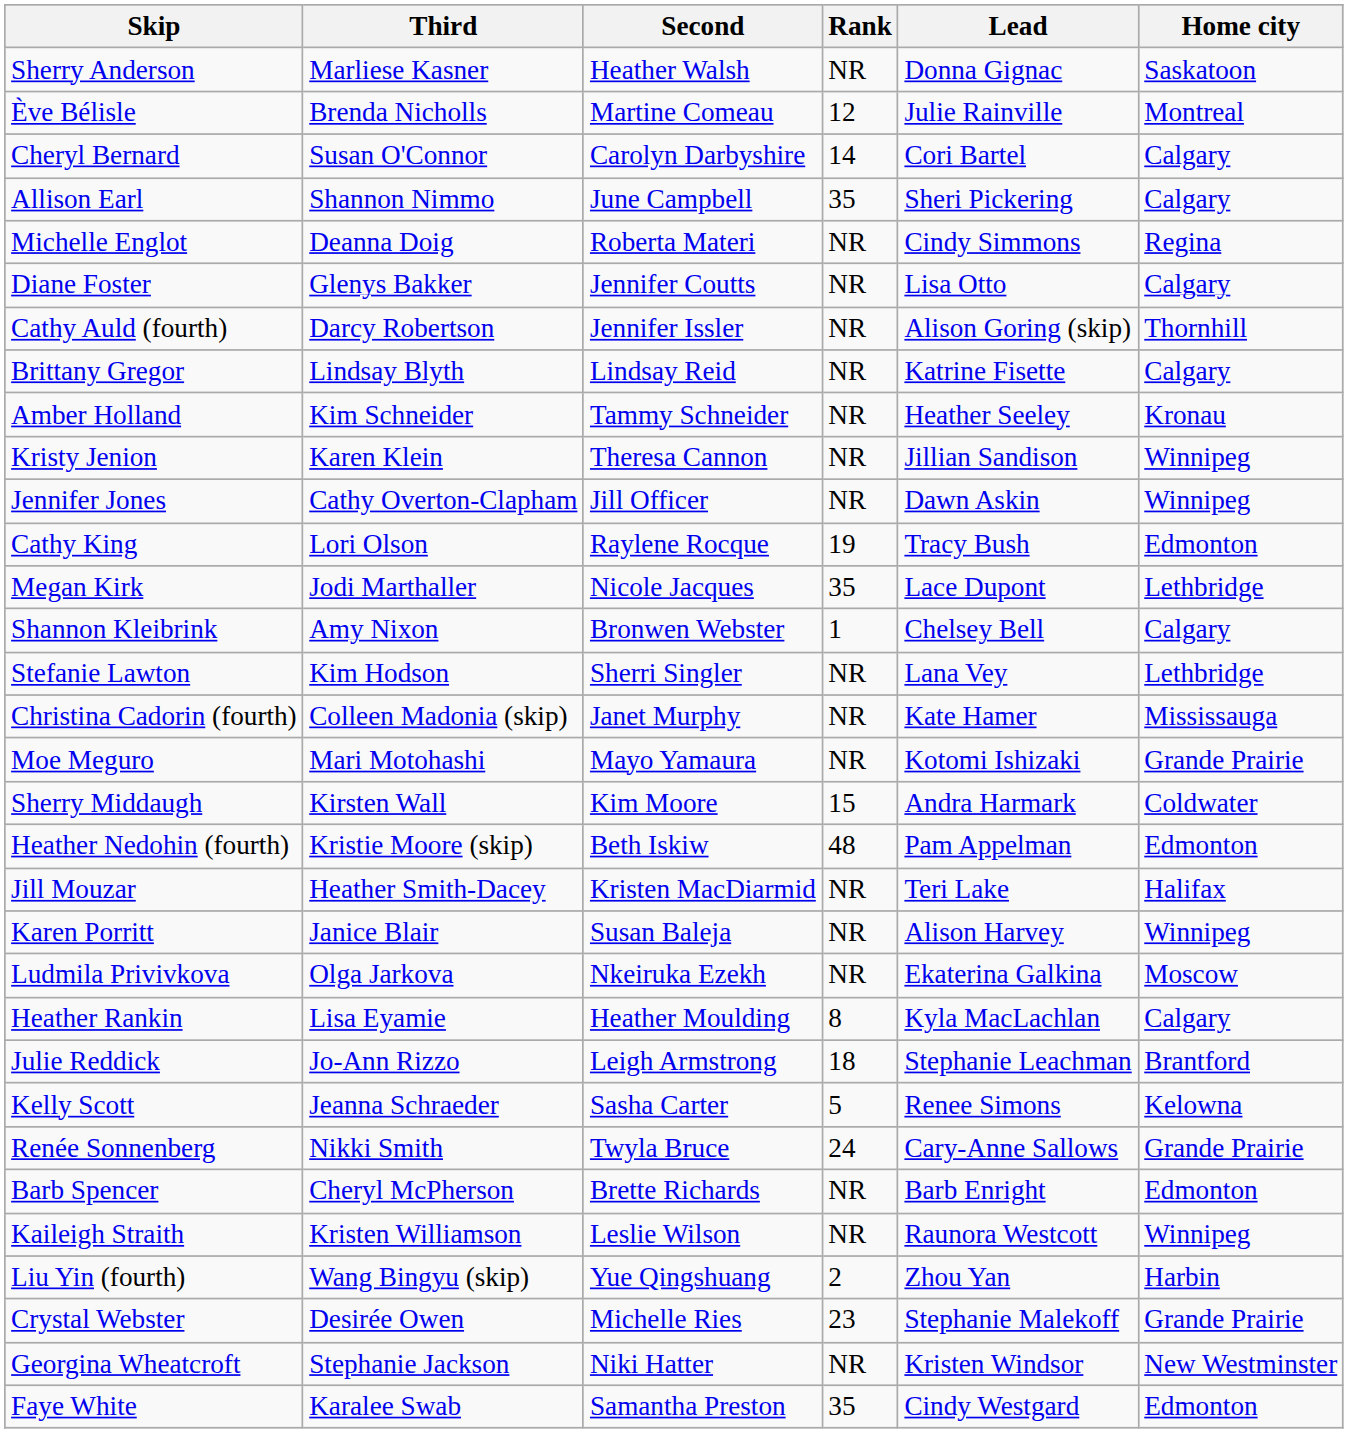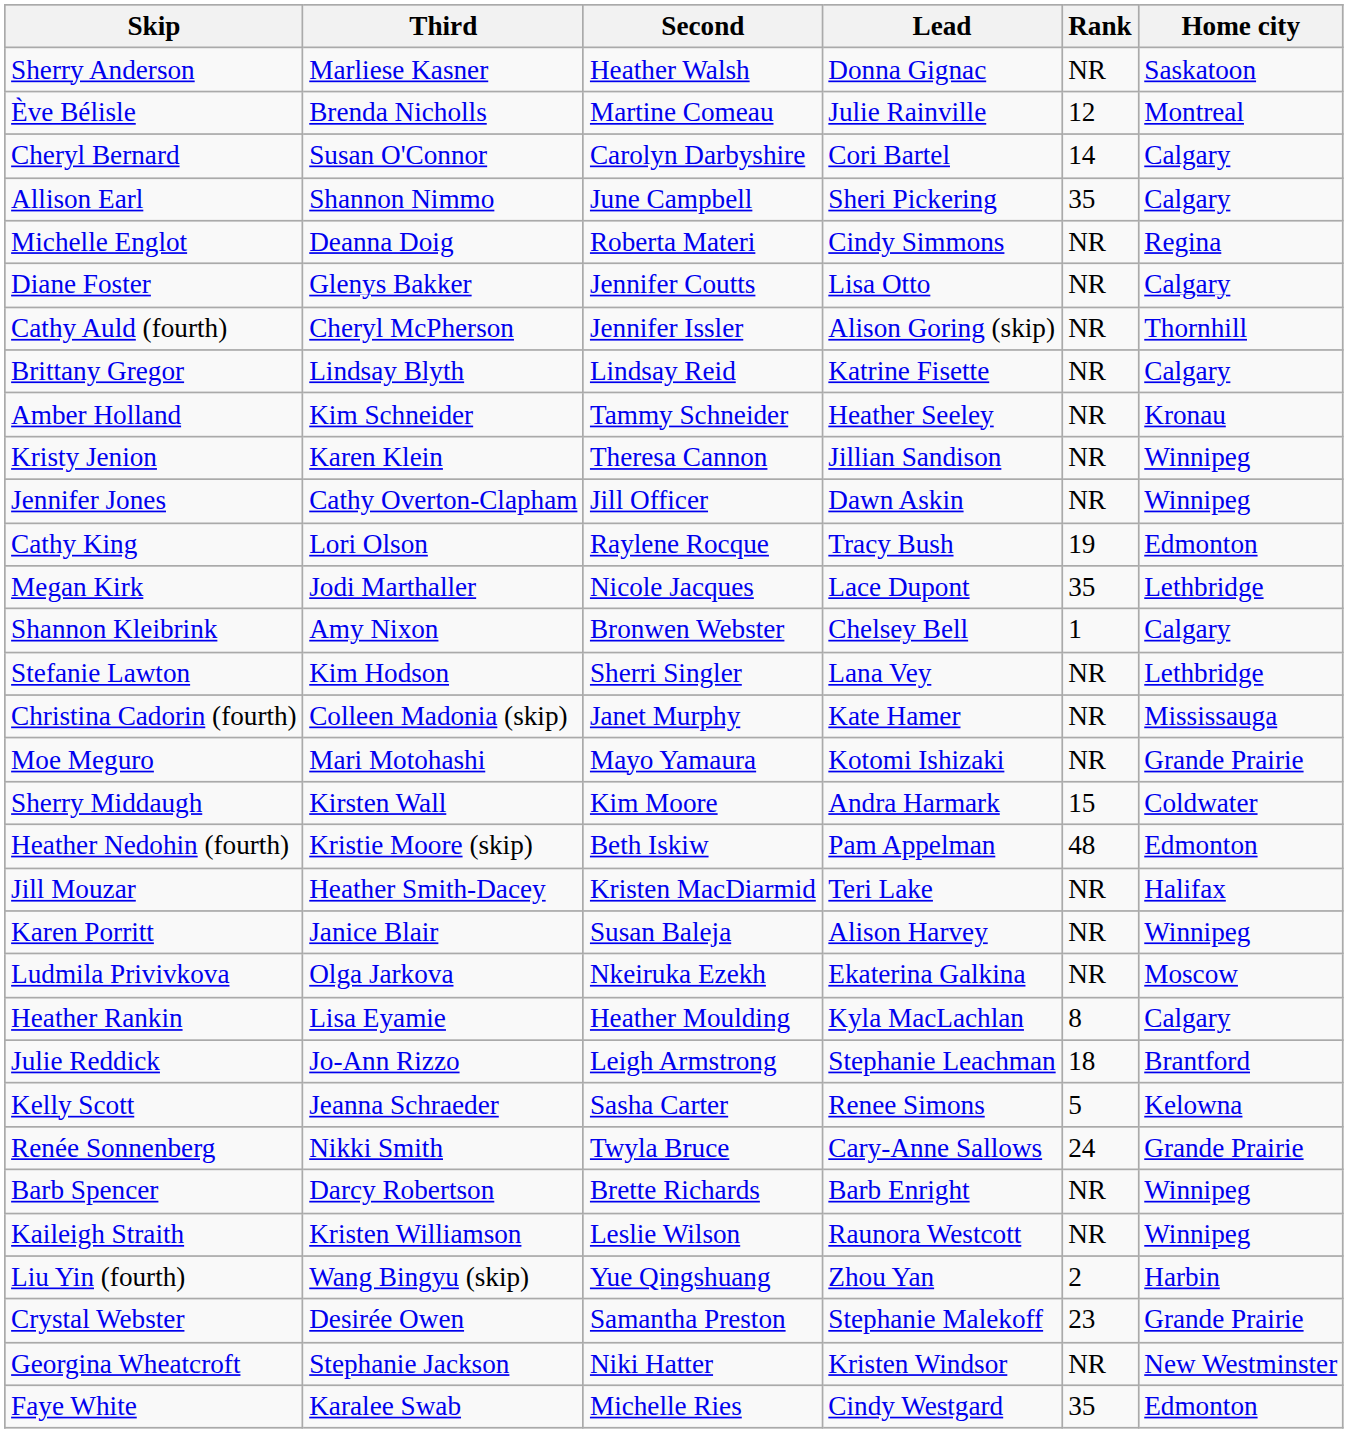columns swapped: (1018, 26) <-> (860, 26)
(402, 328) Darcy Robertson -> (412, 328) Cheryl McPherson
(412, 1190) Cheryl McPherson -> (402, 1190) Darcy Robertson
(1201, 1190) Edmonton -> (1197, 1190) Winnipeg
(666, 1320) Michelle Ries -> (688, 1320) Samantha Preston
(688, 1406) Samantha Preston -> (666, 1406) Michelle Ries
